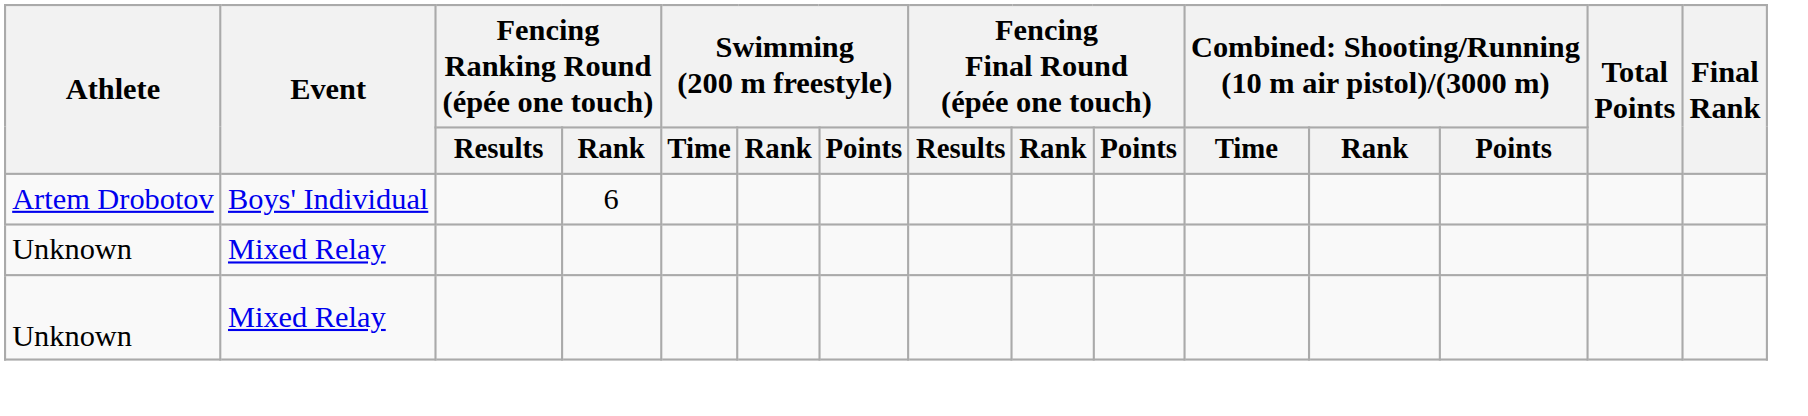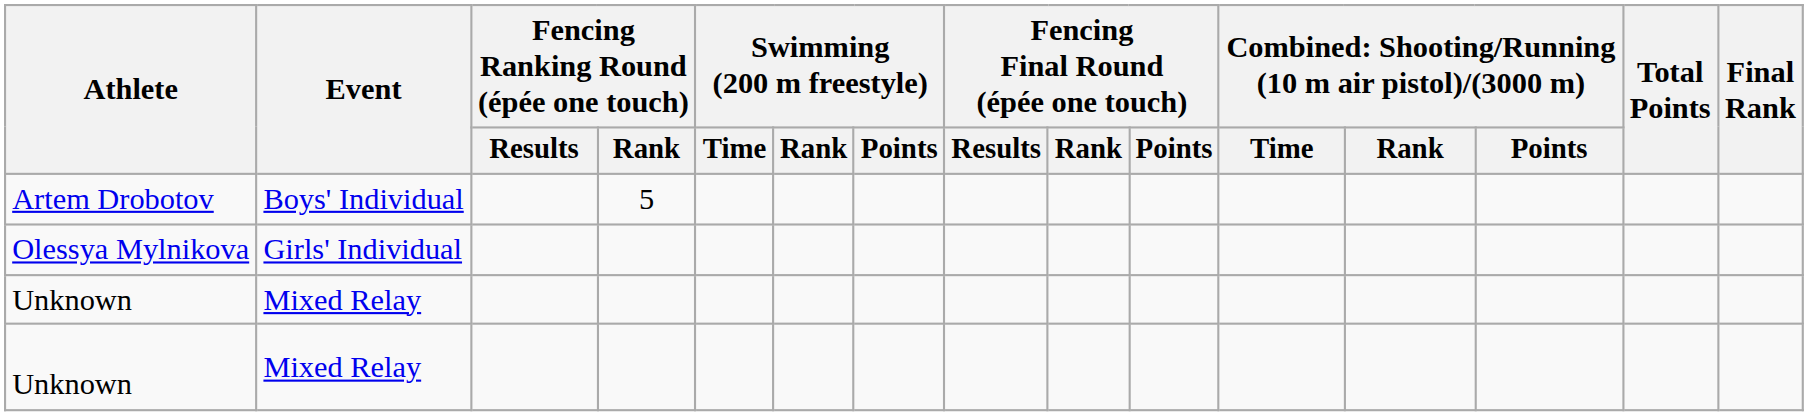(611, 199) 6 -> (647, 199) 5
+ row: (131, 249)
